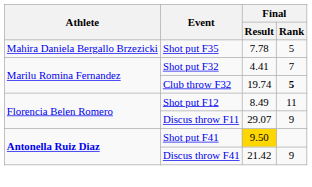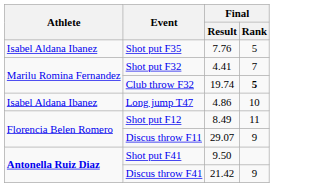(82, 49) Mahira Daniela Bergallo Brzezicki -> (52, 49) Isabel Aldana Ibanez
(259, 49) 7.78 -> (222, 49) 7.76
+ row: (159, 102)
(259, 138) gold background -> (222, 155) no background
